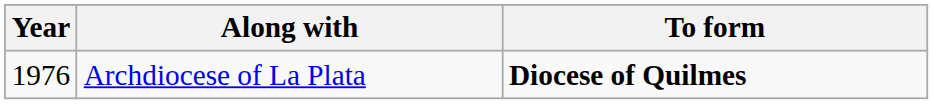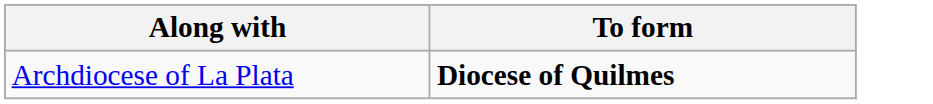- column: (41, 27)
